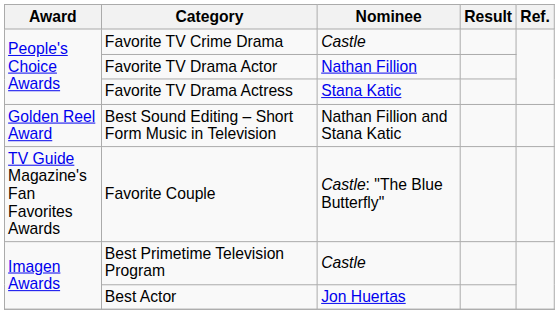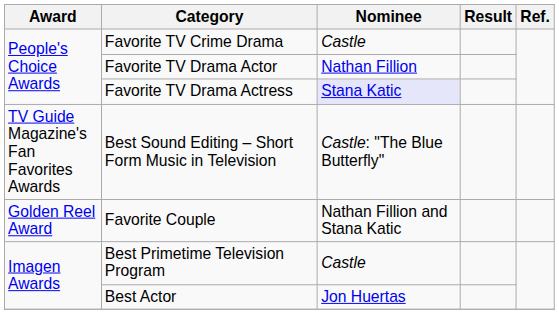(361, 91) no background -> (361, 91) lavender background
(52, 125) Golden Reel Award -> (48, 151) TV Guide Magazine's Fan Favorites Awards
(384, 125) Nathan Fillion and Stana Katic -> (382, 151) Castle: "The Blue Butterfly"
(48, 194) TV Guide Magazine's Fan Favorites Awards -> (52, 220) Golden Reel Award
(382, 194) Castle: "The Blue Butterfly" -> (384, 220) Nathan Fillion and Stana Katic
